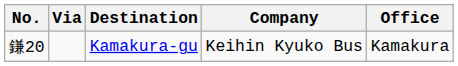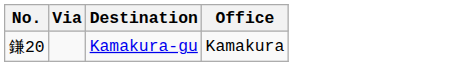- column: (284, 18)
